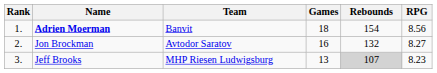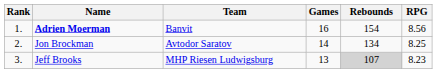(324, 28) 18 -> (324, 28) 16
(324, 44) 16 -> (324, 44) 14
(371, 44) 132 -> (371, 44) 134
(417, 44) 8.27 -> (417, 44) 8.25
